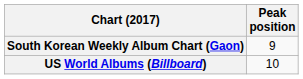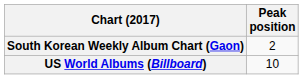(272, 45) 9 -> (272, 45) 2
